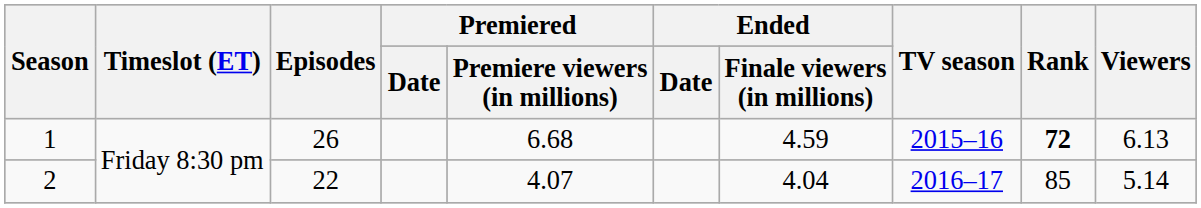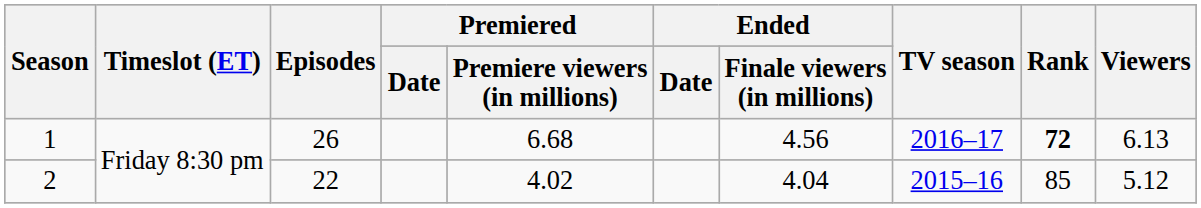(806, 138) 4.59 -> (806, 138) 4.56
(957, 138) 2015–16 -> (957, 138) 2016–17
(550, 180) 4.07 -> (550, 180) 4.02
(957, 180) 2016–17 -> (957, 180) 2015–16
(1146, 180) 5.14 -> (1146, 180) 5.12
